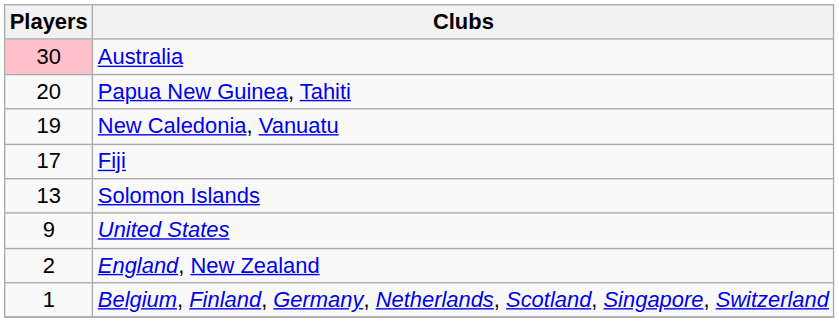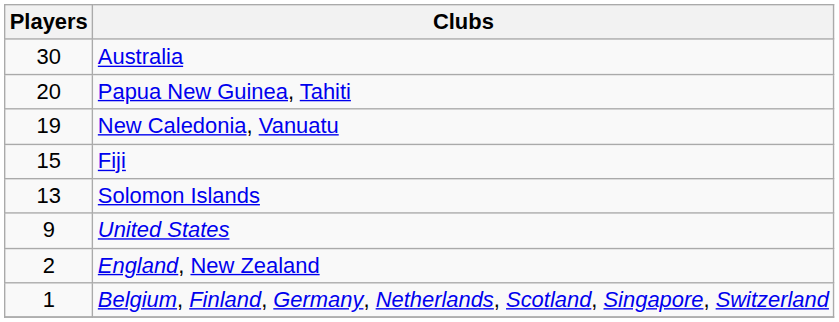(49, 56) pink background -> (49, 56) no background
(49, 160) 17 -> (49, 160) 15
